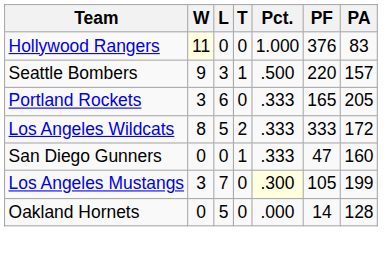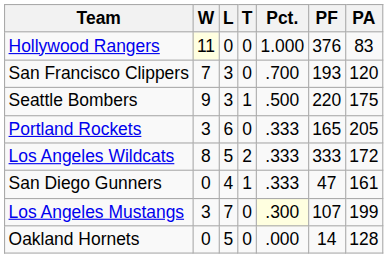+ row: (99, 73)
(359, 73) 157 -> (364, 101) 175
(224, 156) 0 -> (228, 184) 4
(359, 156) 160 -> (364, 184) 161
(322, 184) 105 -> (327, 211) 107
